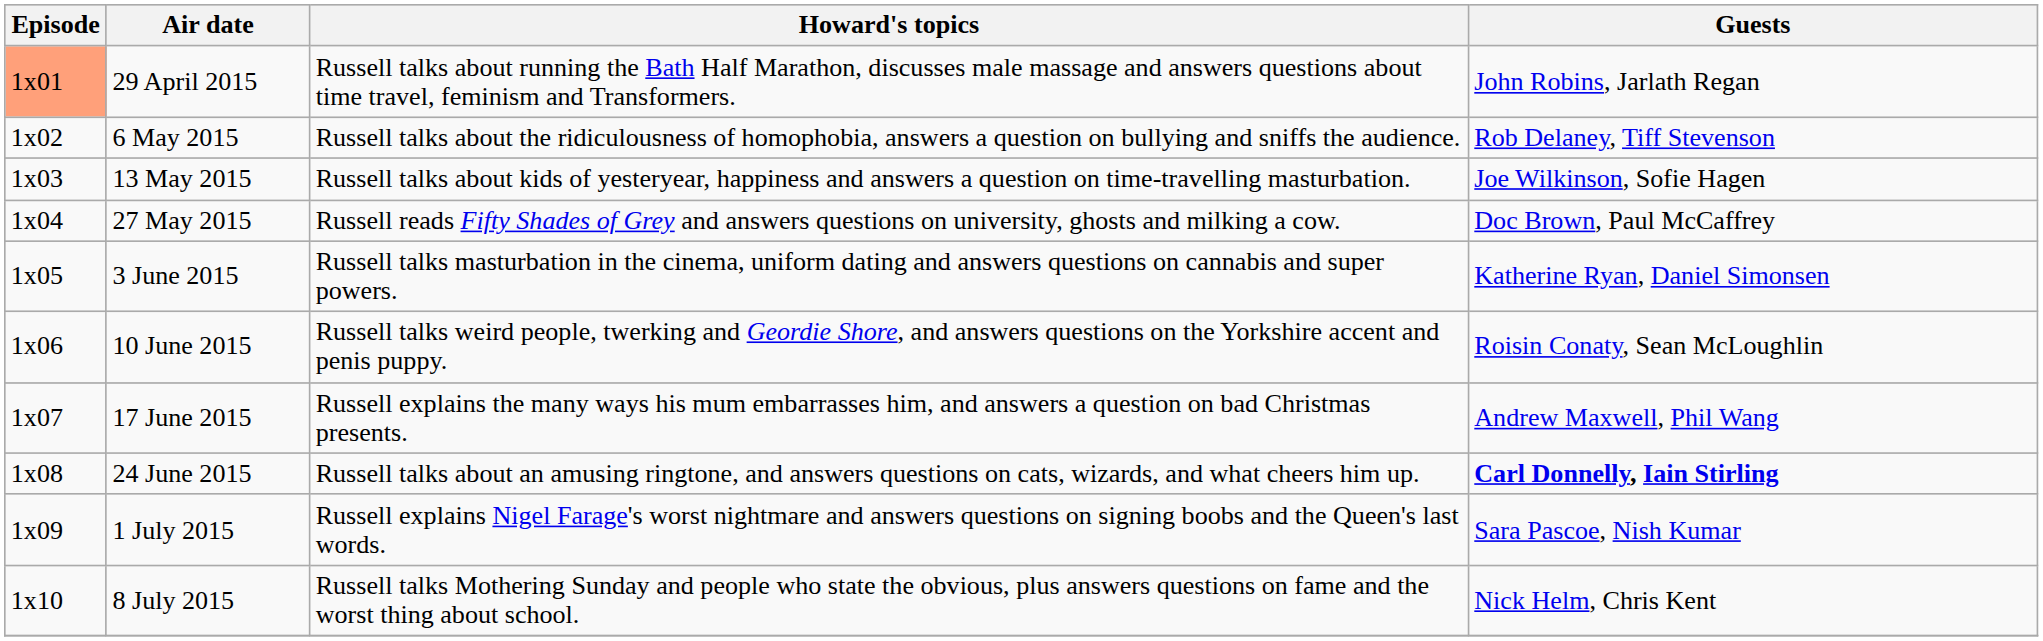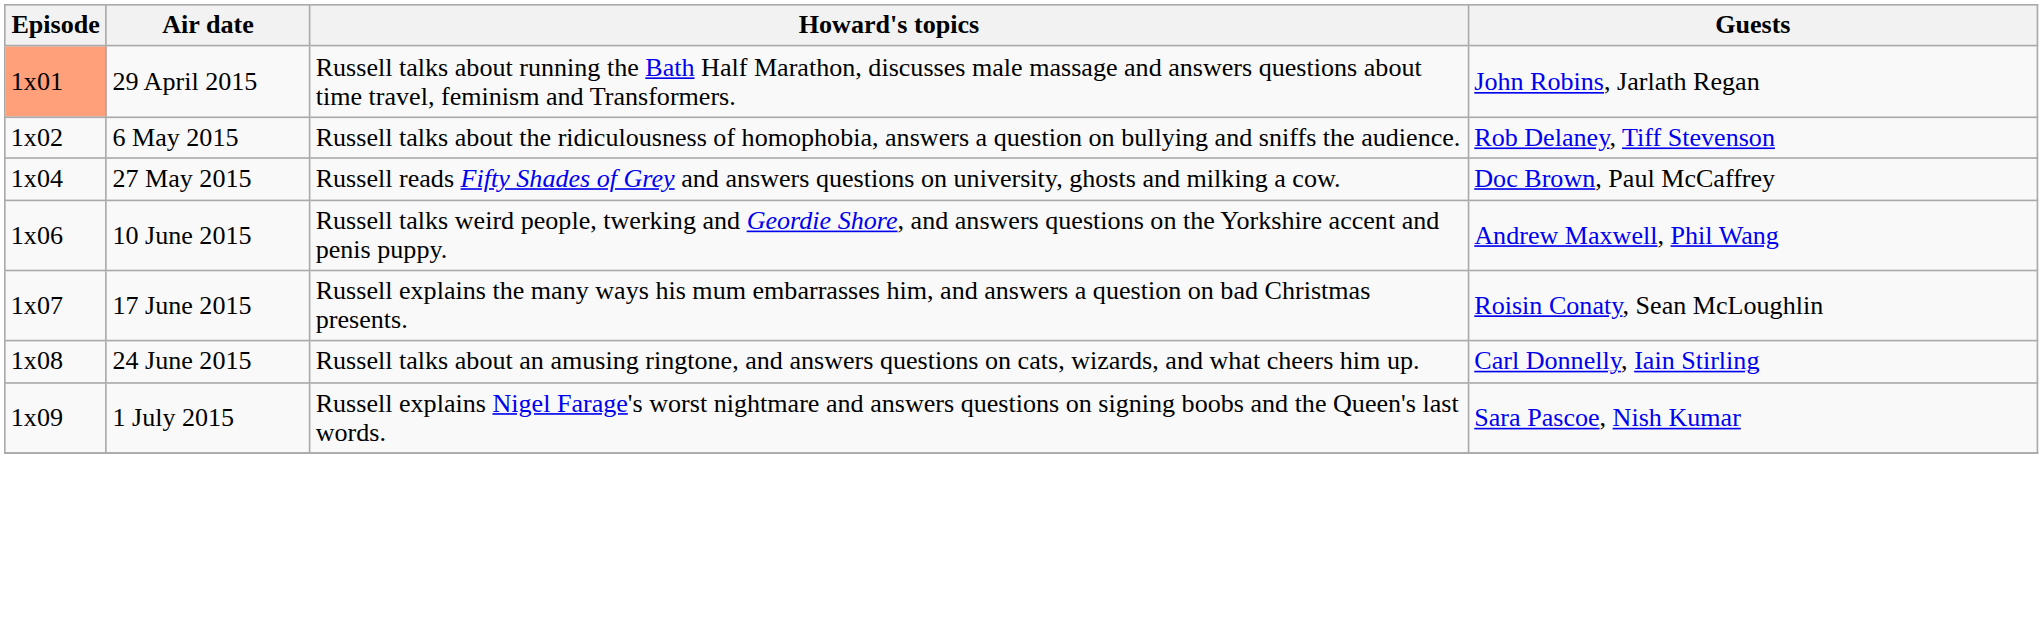- row: (182, 178)
- row: (175, 275)
(1649, 346) Roisin Conaty, Sean McLoughlin -> (1627, 234) Andrew Maxwell, Phil Wang
(1627, 417) Andrew Maxwell, Phil Wang -> (1649, 305) Roisin Conaty, Sean McLoughlin
(1626, 473) bold -> (1617, 361) normal
- row: (173, 600)
